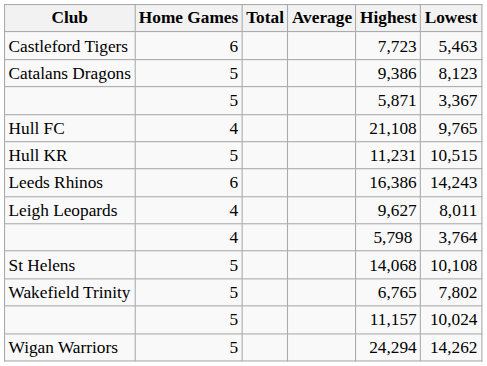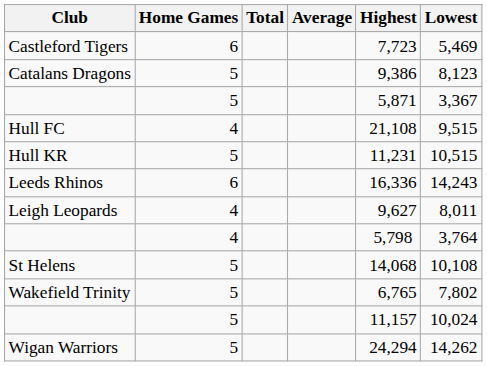(458, 45) 5,463 -> (458, 45) 5,469
(458, 127) 9,765 -> (458, 127) 9,515
(393, 182) 16,386 -> (393, 182) 16,336
